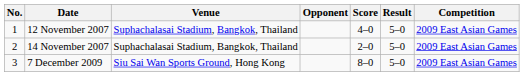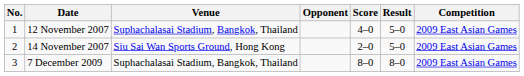(206, 46) Suphachalasai Stadium, Bangkok, Thailand -> (199, 46) Siu Sai Wan Sports Ground, Hong Kong
(199, 63) Siu Sai Wan Sports Ground, Hong Kong -> (206, 63) Suphachalasai Stadium, Bangkok, Thailand
(397, 63) 5–0 -> (397, 63) 8–0
